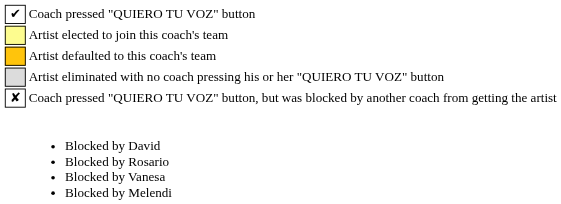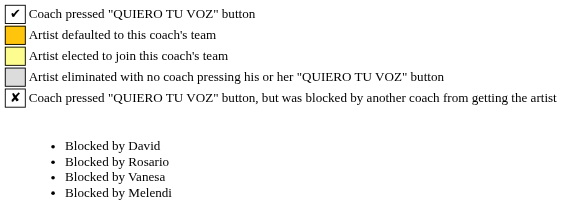rows swapped: (128, 35) <-> (122, 56)
